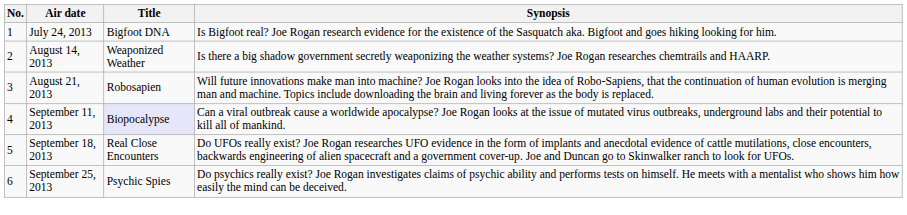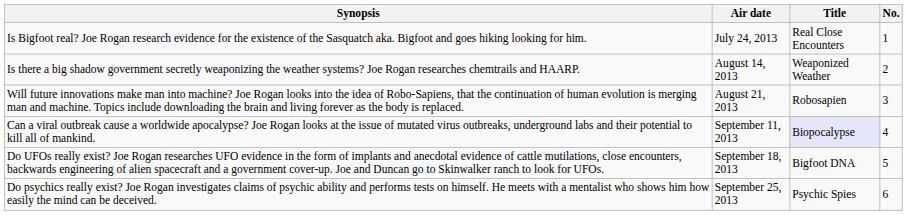columns swapped: (15, 13) <-> (548, 13)
(138, 31) Bigfoot DNA -> (818, 38) Real Close Encounters
(133, 150) Real Close Encounters -> (824, 163) Bigfoot DNA
